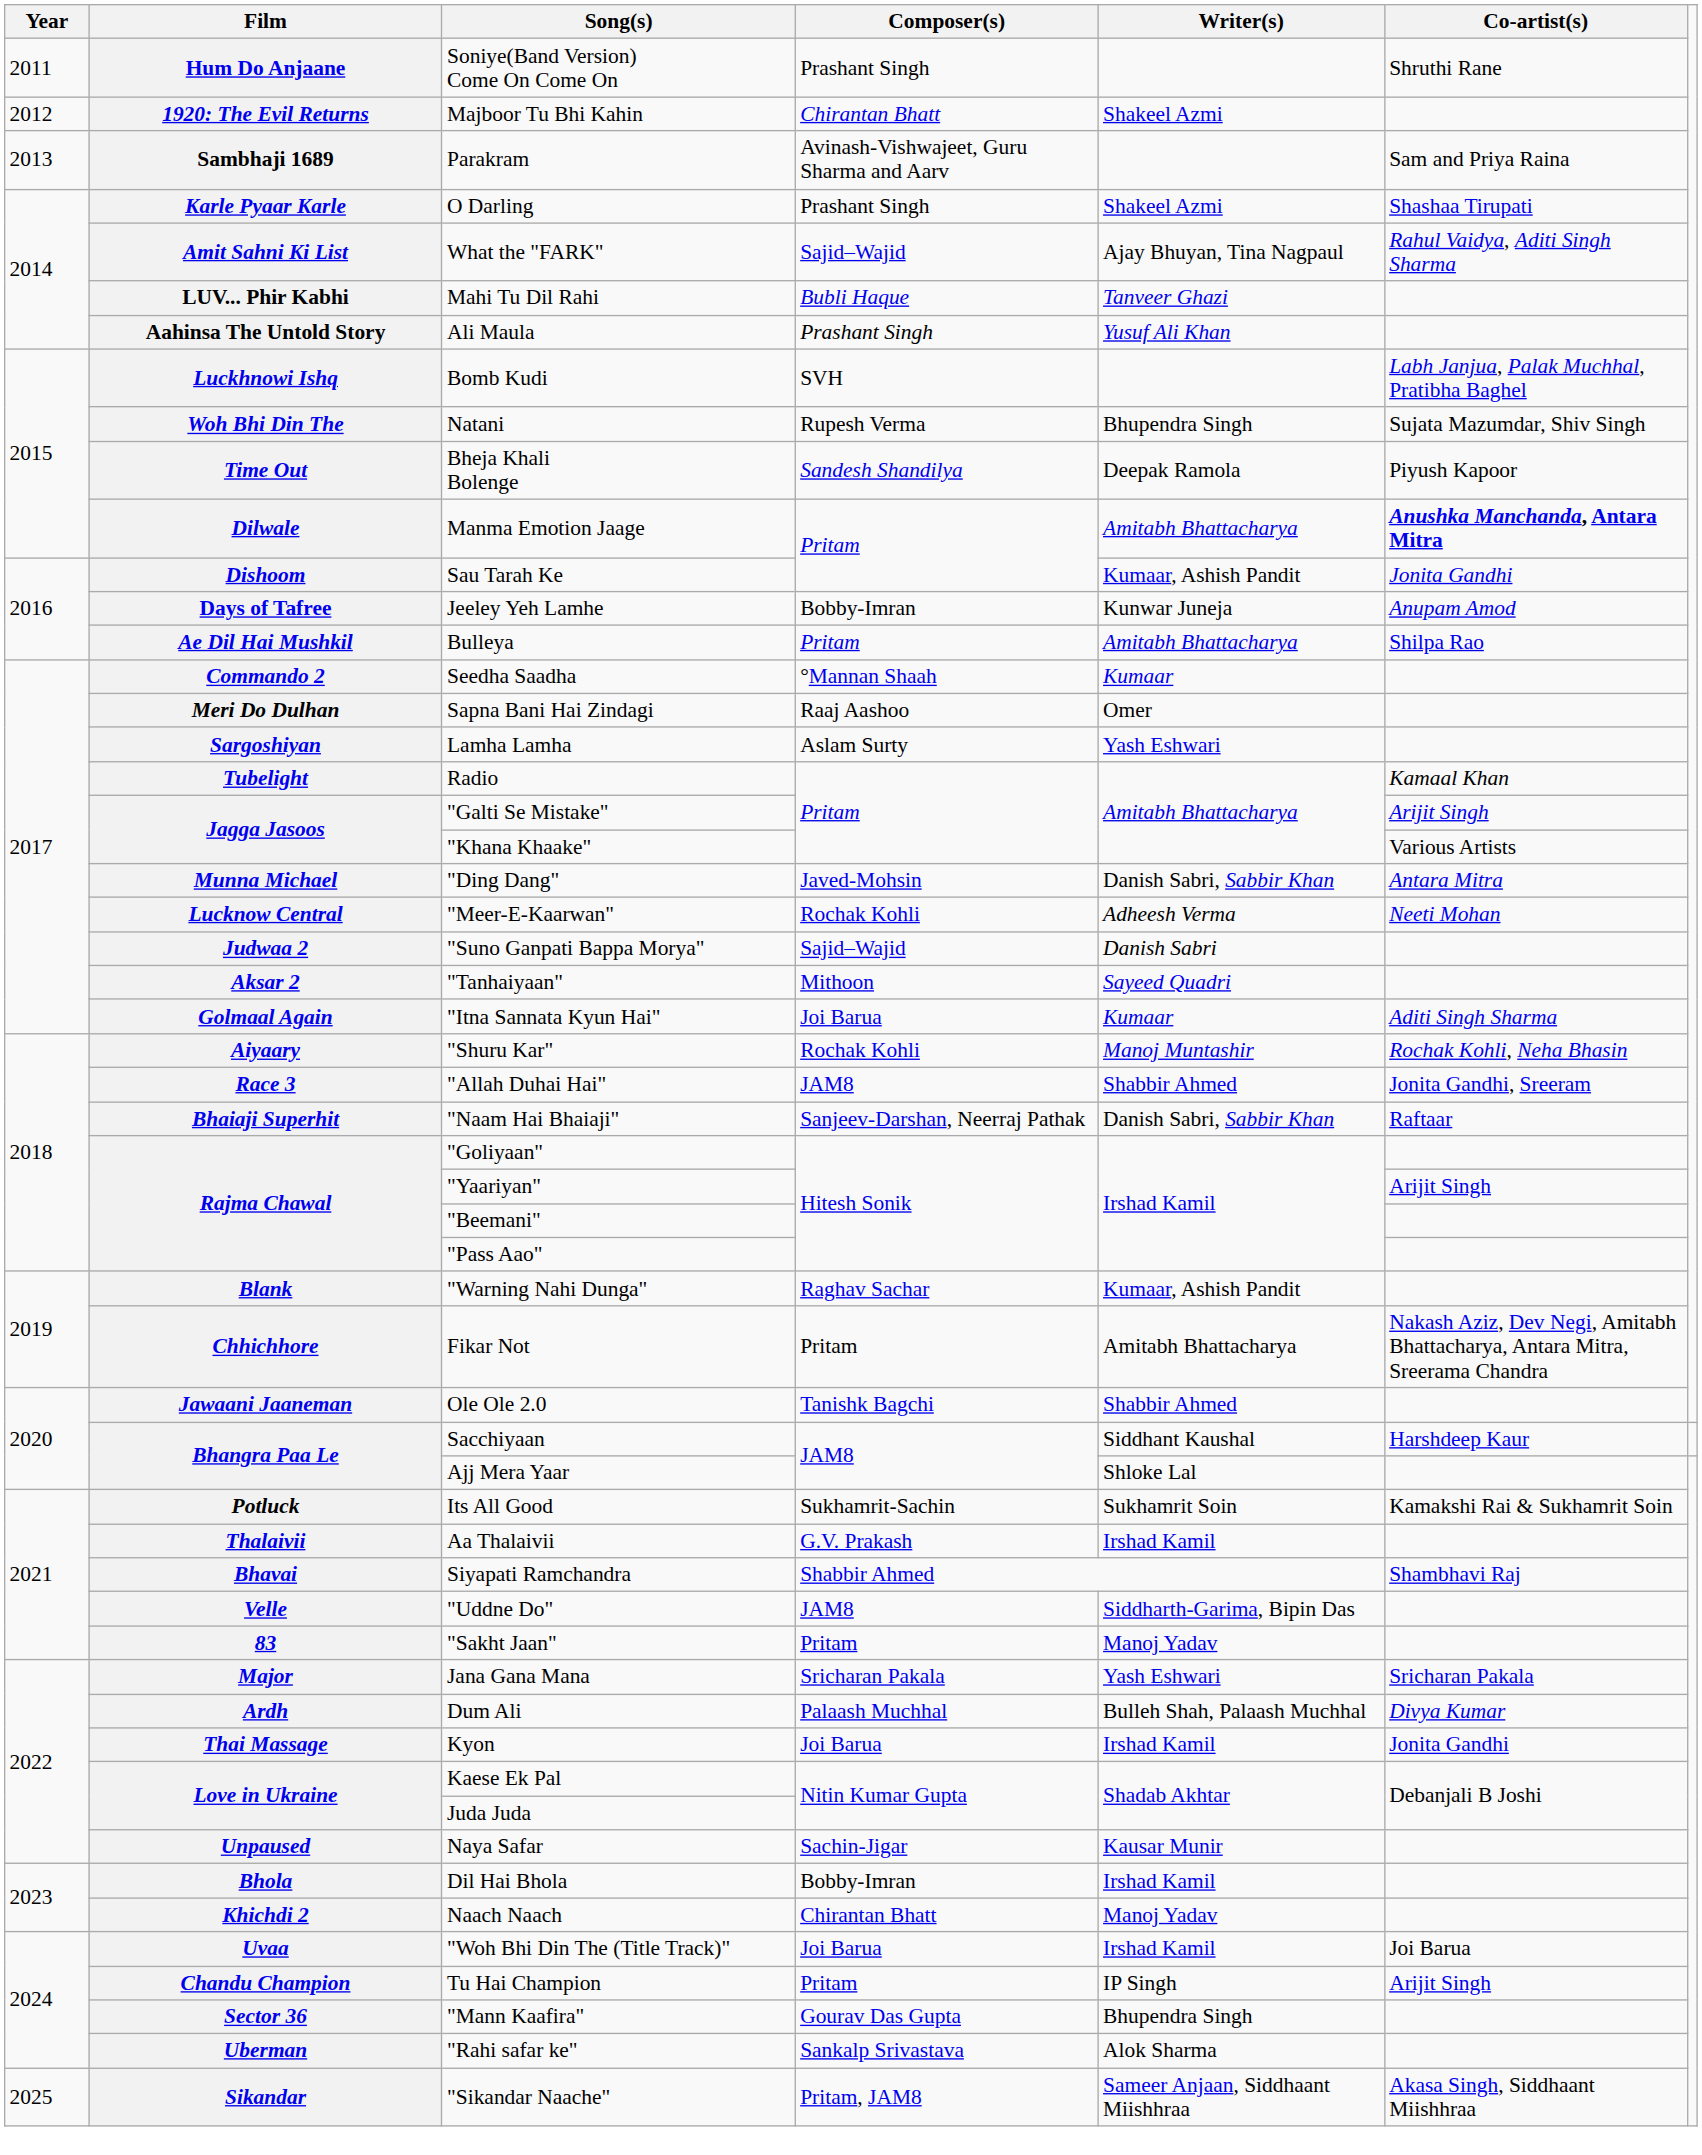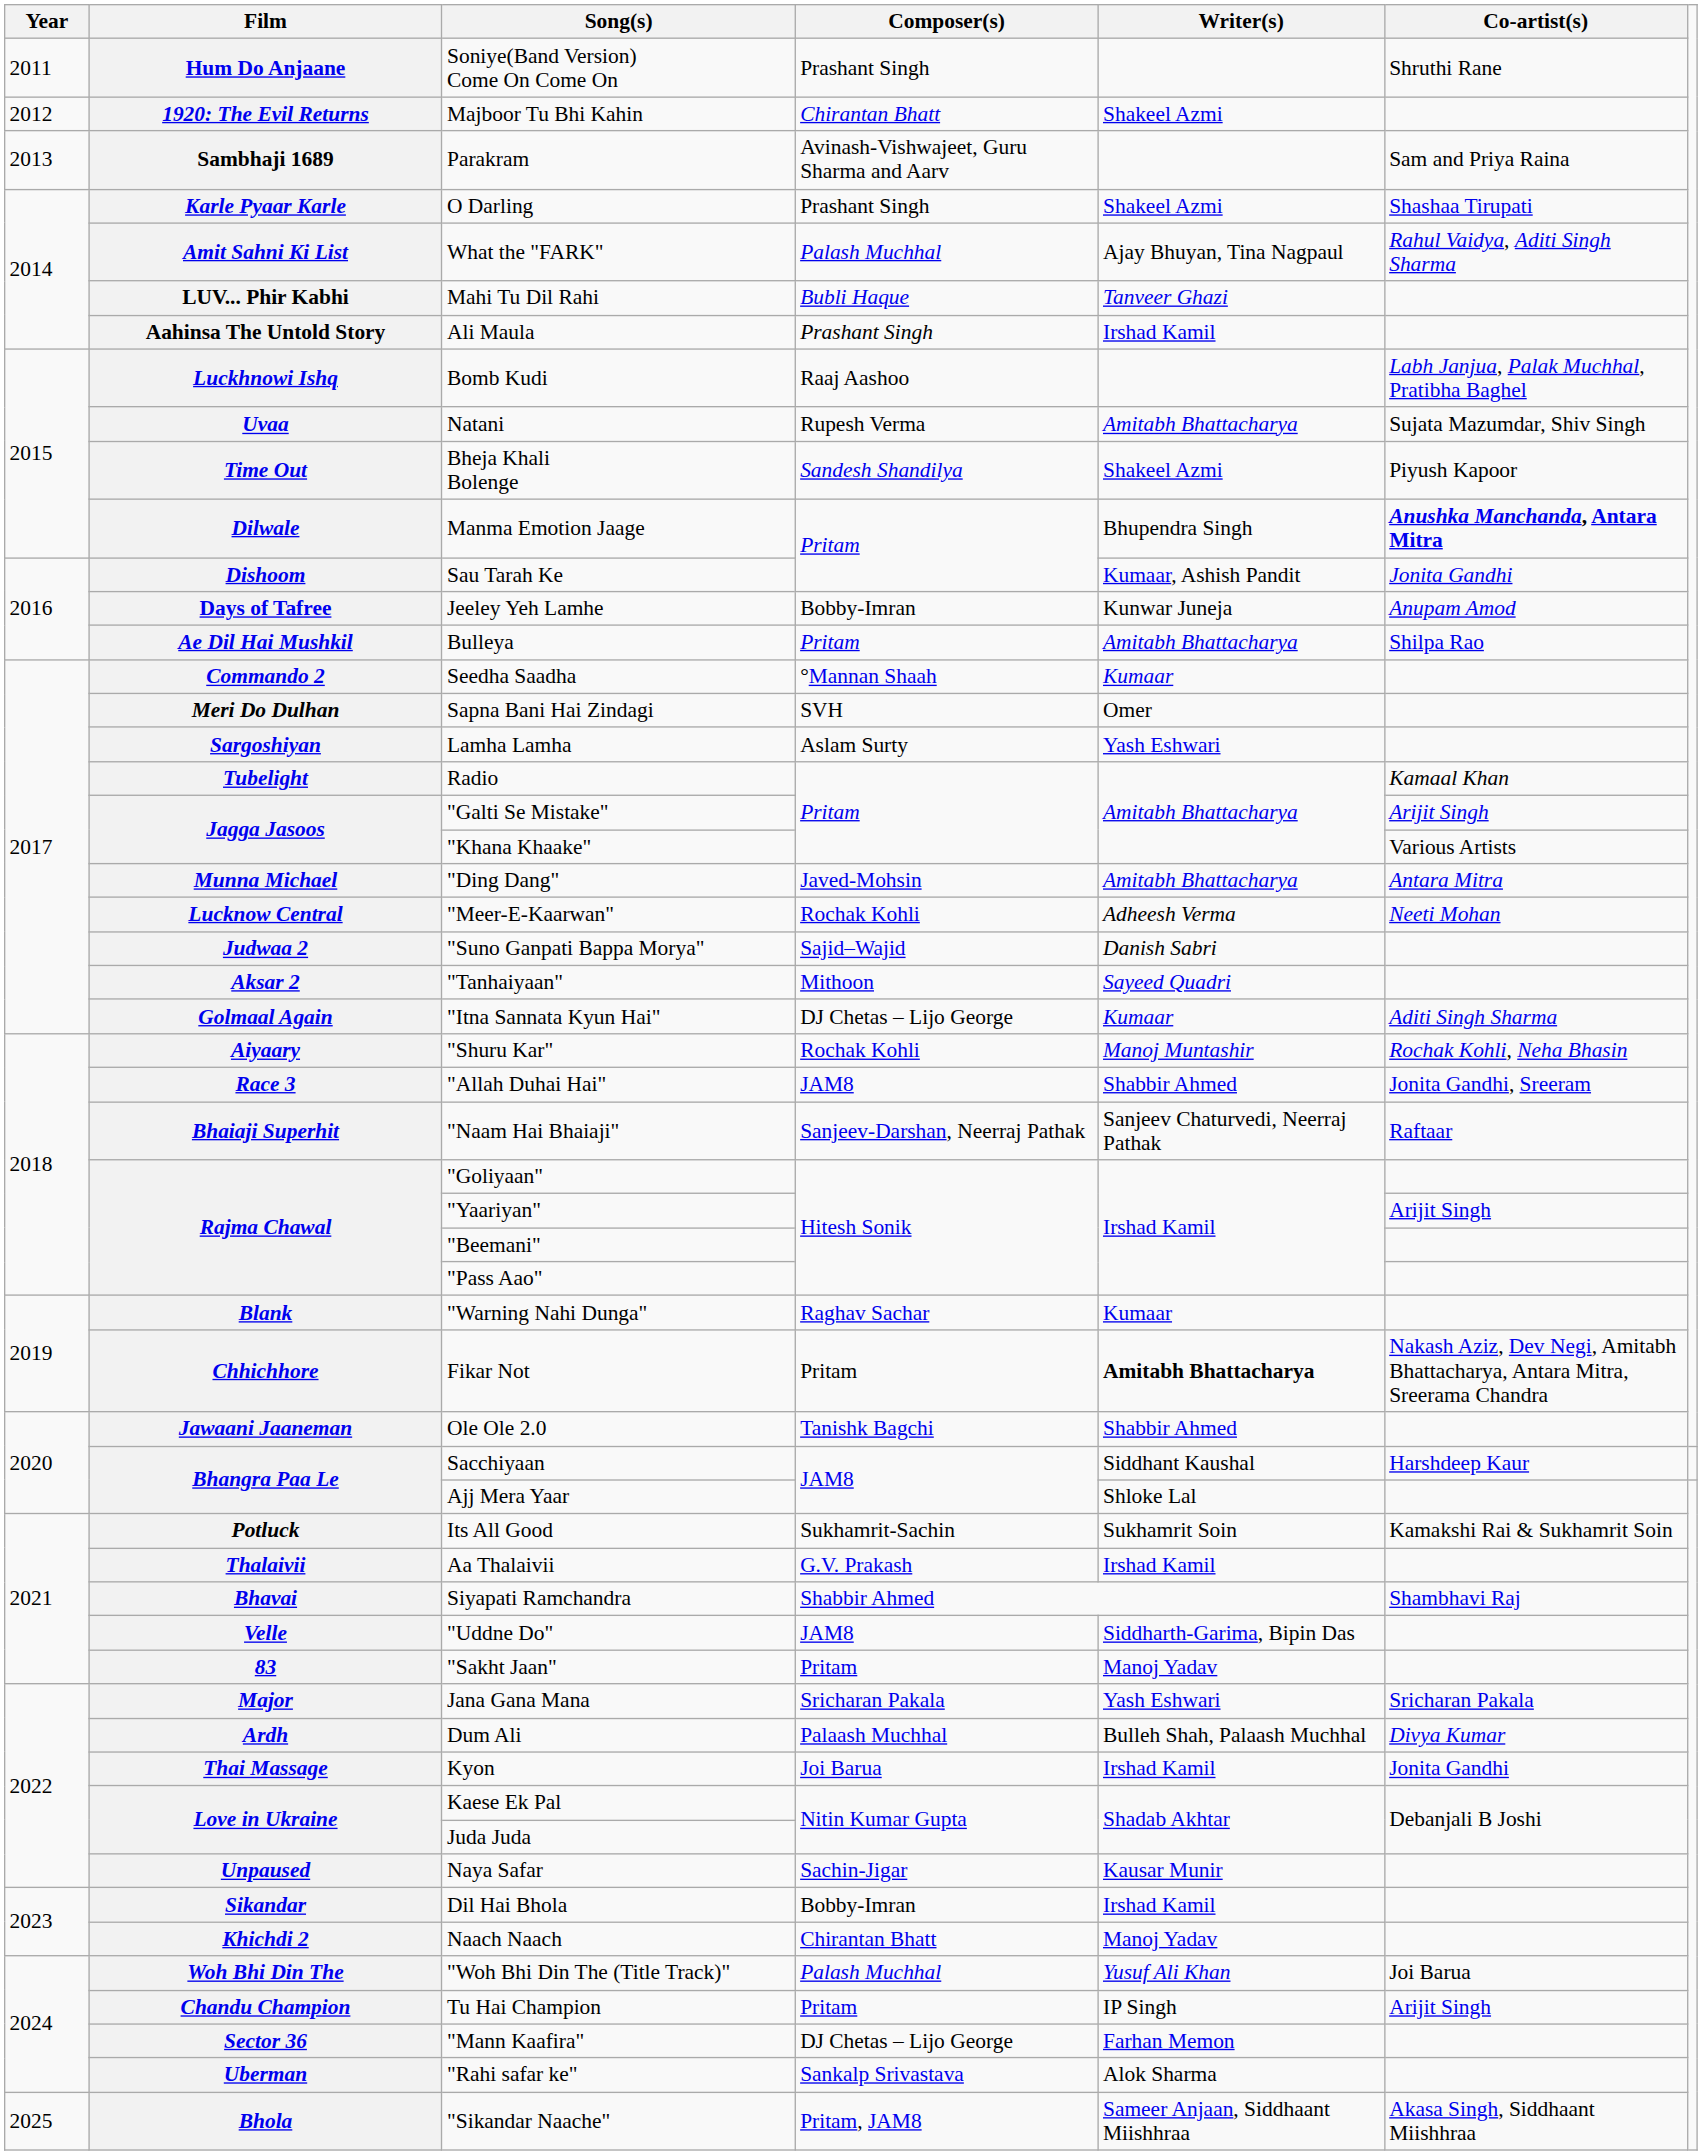(853, 251) Sajid–Wajid -> (871, 251) Palash Muchhal
(1167, 331) Yusuf Ali Khan -> (1159, 331) Irshad Kamil
(822, 377) SVH -> (855, 377) Raaj Aashoo
(266, 424) Woh Bhi Din The -> (266, 424) Uvaa
(1178, 424) Bhupendra Singh -> (1200, 424) Amitabh Bhattacharya
(1172, 470) Deepak Ramola -> (1163, 470) Shakeel Azmi
(1200, 528) Amitabh Bhattacharya -> (1178, 528) Bhupendra Singh
(855, 710) Raaj Aashoo -> (822, 710) SVH
(1219, 880) Danish Sabri, Sabbir Khan -> (1200, 880) Amitabh Bhattacharya
(841, 1016) Joi Barua -> (907, 1016) DJ Chetas – Lijo George
(1219, 1118) Danish Sabri, Sabbir Khan -> (1225, 1130) Sanjeev Chaturvedi, Neerraj Pathak
(1202, 1288) Kumaar, Ashish Pandit -> (1138, 1312) Kumaar
(1200, 1346) normal -> (1209, 1370) bold
(266, 1880) Bhola -> (266, 1904) Sikandar
(266, 1948) Uvaa -> (266, 1972) Woh Bhi Din The
(841, 1948) Joi Barua -> (871, 1972) Palash Muchhal
(1159, 1948) Irshad Kamil -> (1167, 1972) Yusuf Ali Khan
(881, 2016) Gourav Das Gupta -> (907, 2040) DJ Chetas – Lijo George
(1178, 2016) Bhupendra Singh -> (1169, 2040) Farhan Memon
(266, 2096) Sikandar -> (265, 2120) Bhola
